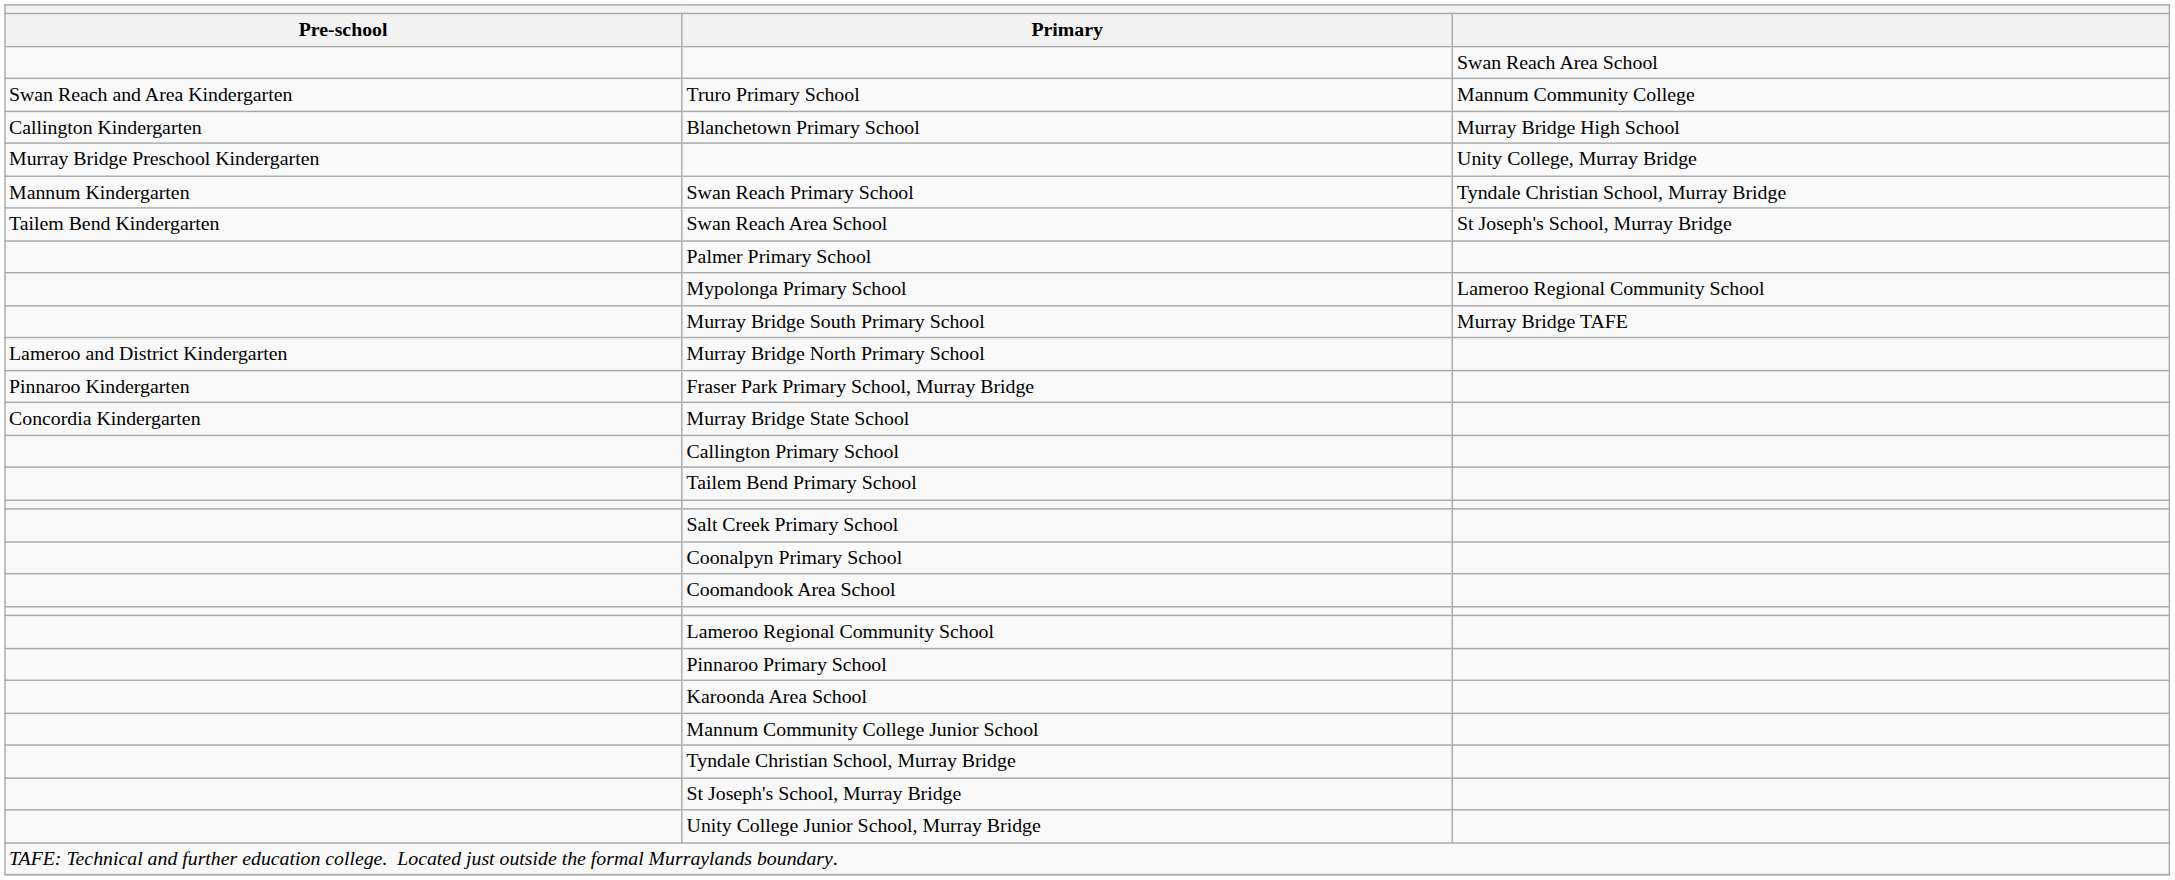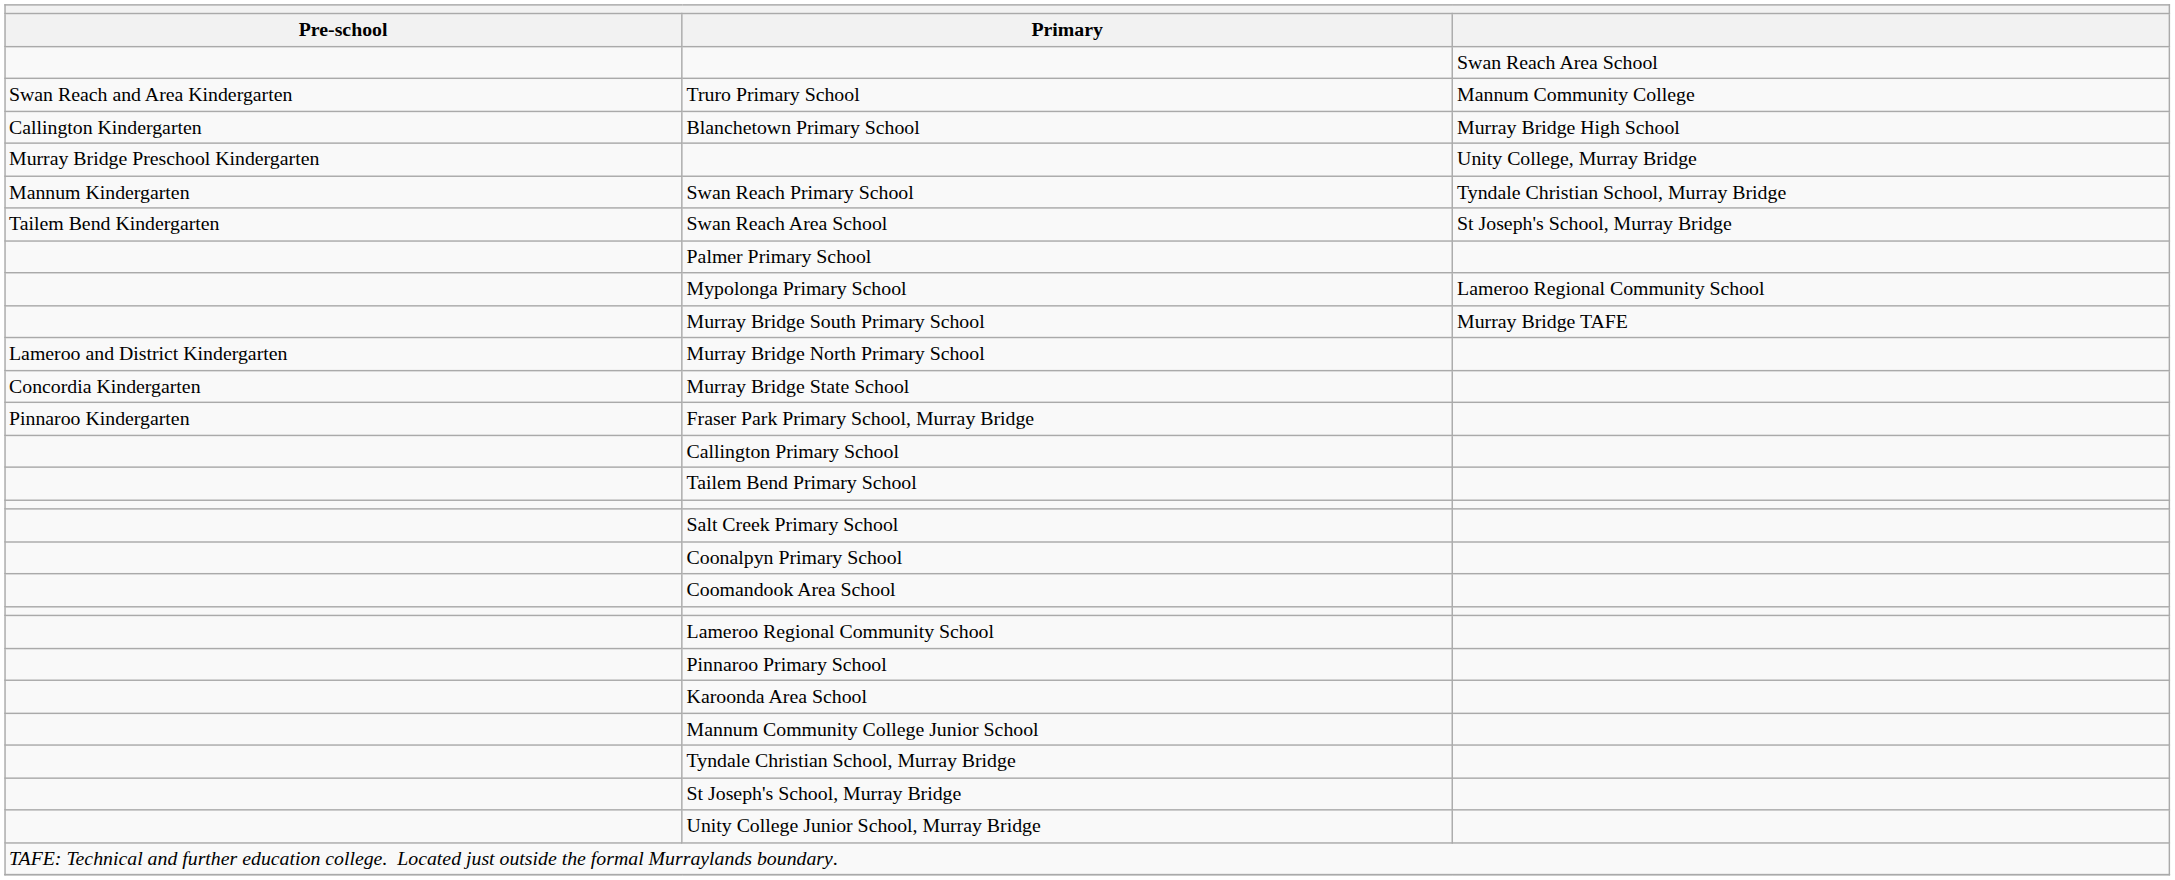rows swapped: (860, 386) <-> (798, 418)
